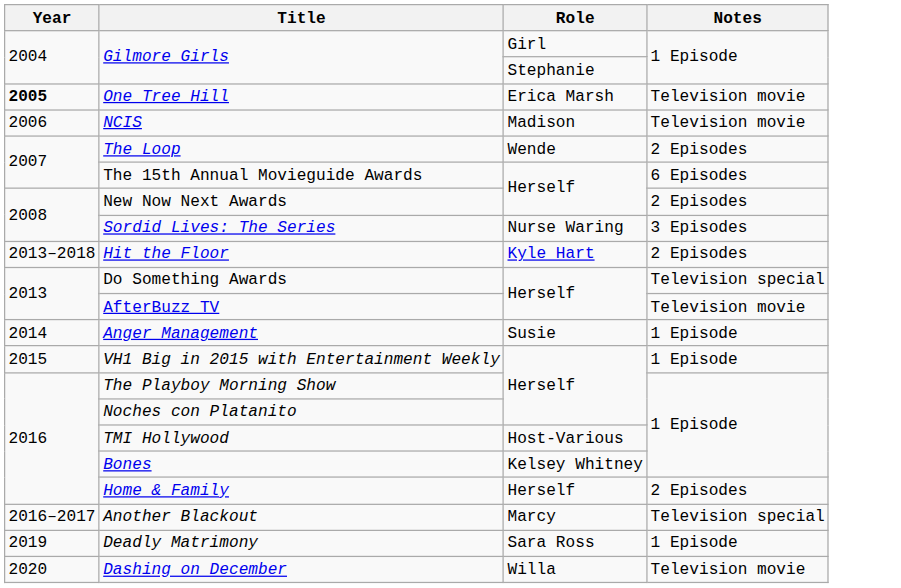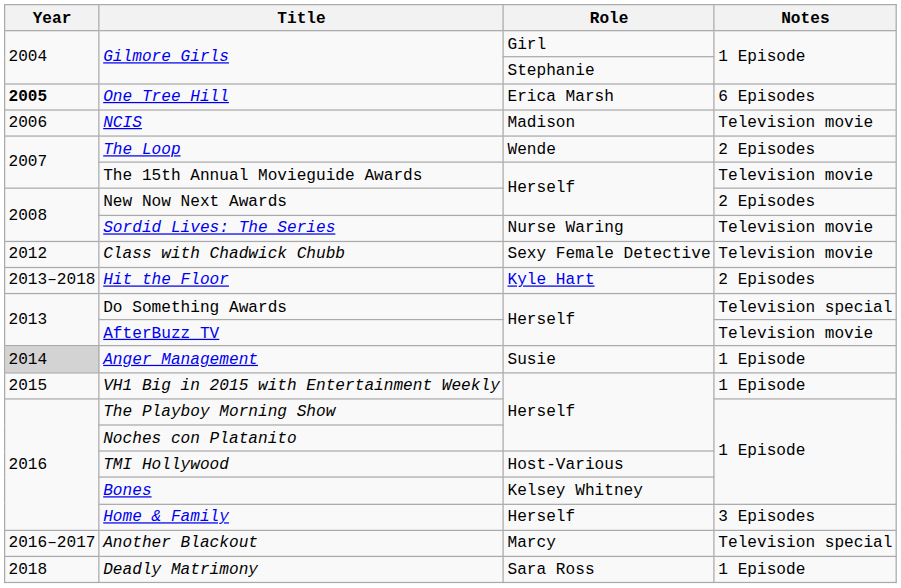(728, 97) Television movie -> (767, 97) 6 Episodes
(699, 175) 6 Episodes -> (796, 175) Television movie
(699, 228) 3 Episodes -> (796, 228) Television movie
+ row: (224, 254)
(28, 333) no background -> (28, 359) lightgrey background
(699, 491) 2 Episodes -> (767, 517) 3 Episodes
(28, 543) 2019 -> (28, 569) 2018
- row: (195, 569)
